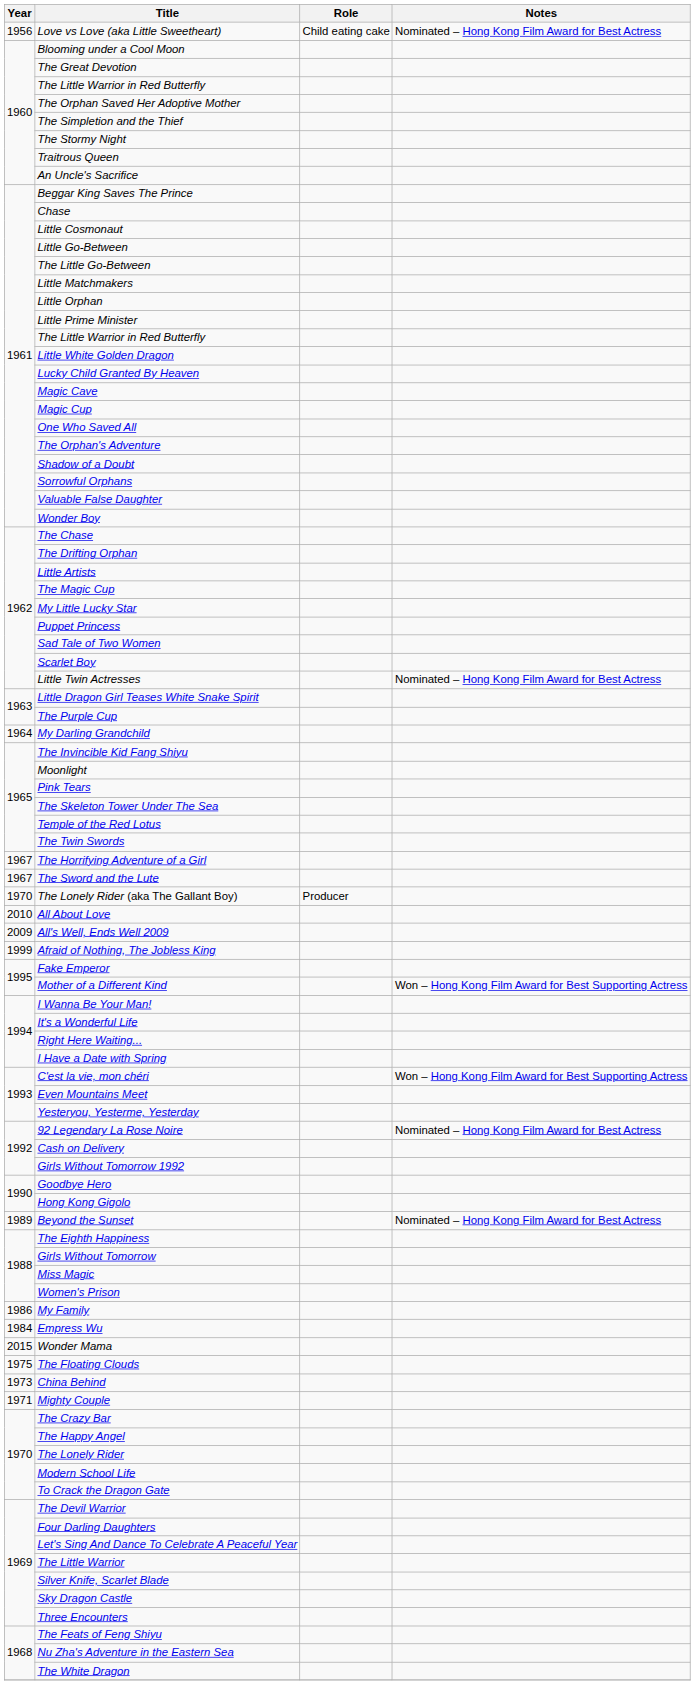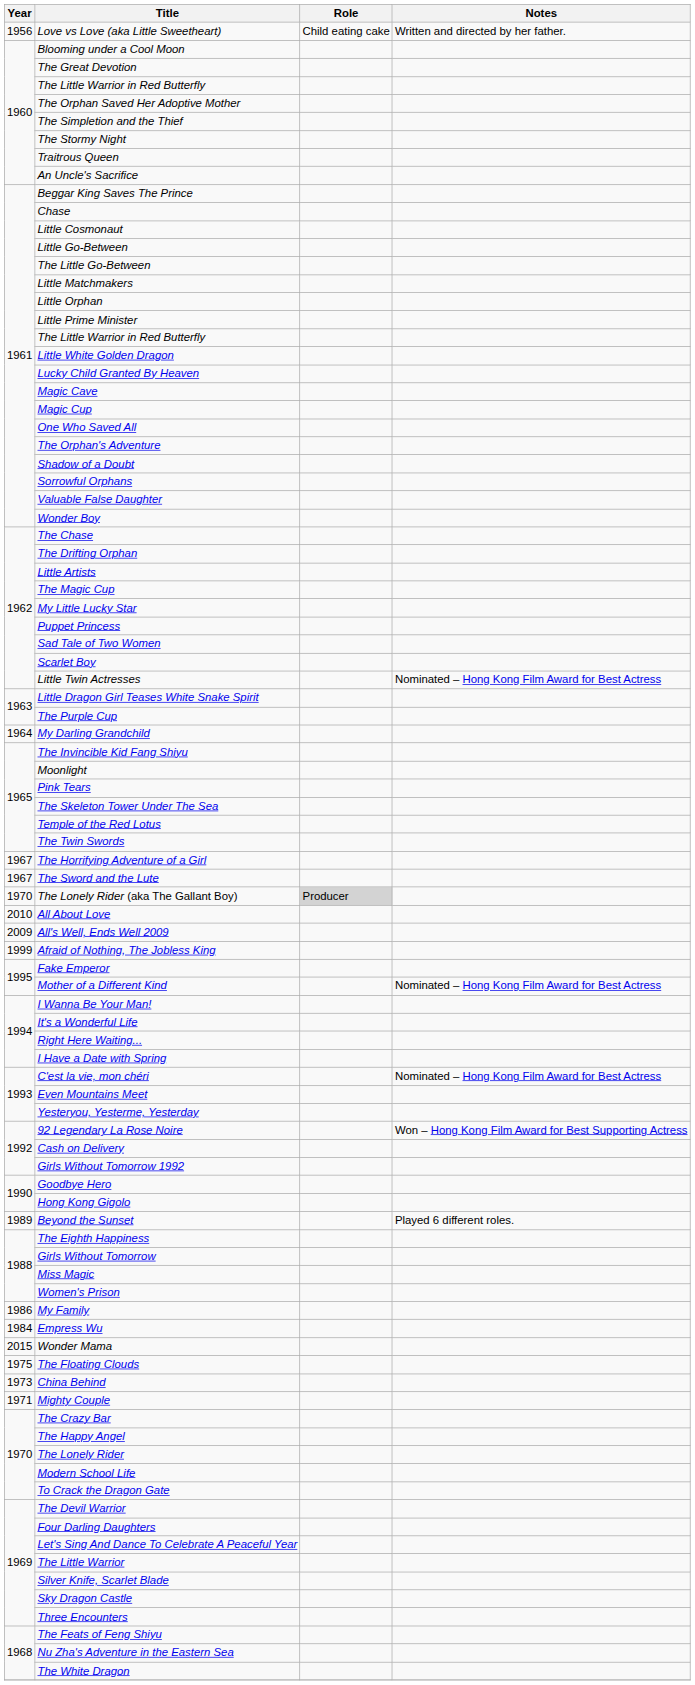(528, 31) Nominated – Hong Kong Film Award for Best Actress -> (480, 31) Written and directed by her father.
(326, 896) no background -> (326, 896) lightgrey background
(541, 986) Won – Hong Kong Film Award for Best Supporting Actress -> (528, 986) Nominated – Hong Kong Film Award for Best Actress
(541, 1076) Won – Hong Kong Film Award for Best Supporting Actress -> (528, 1076) Nominated – Hong Kong Film Award for Best Actress
(528, 1130) Nominated – Hong Kong Film Award for Best Actress -> (541, 1130) Won – Hong Kong Film Award for Best Supporting Actress
(528, 1220) Nominated – Hong Kong Film Award for Best Actress -> (455, 1220) Played 6 different roles.
